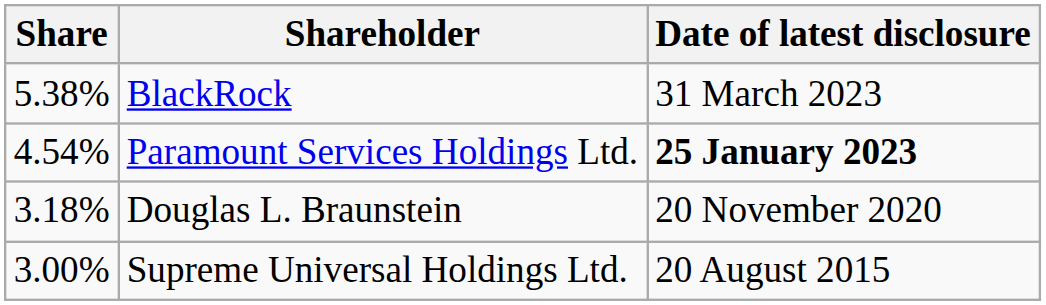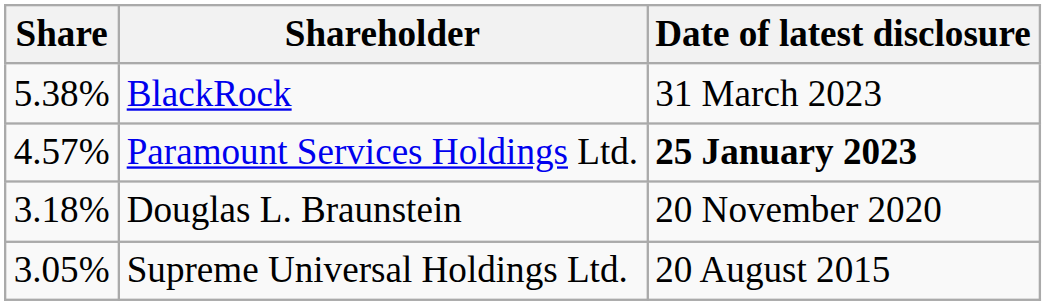(62, 151) 4.54% -> (62, 151) 4.57%
(62, 269) 3.00% -> (62, 269) 3.05%
